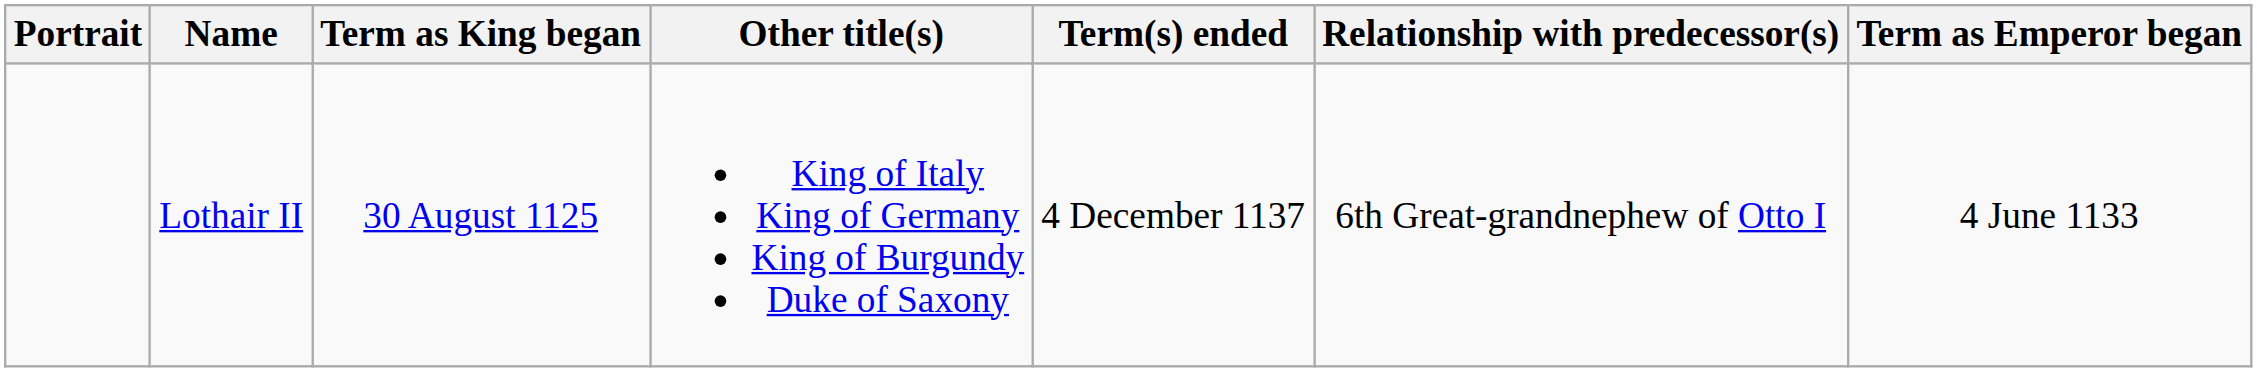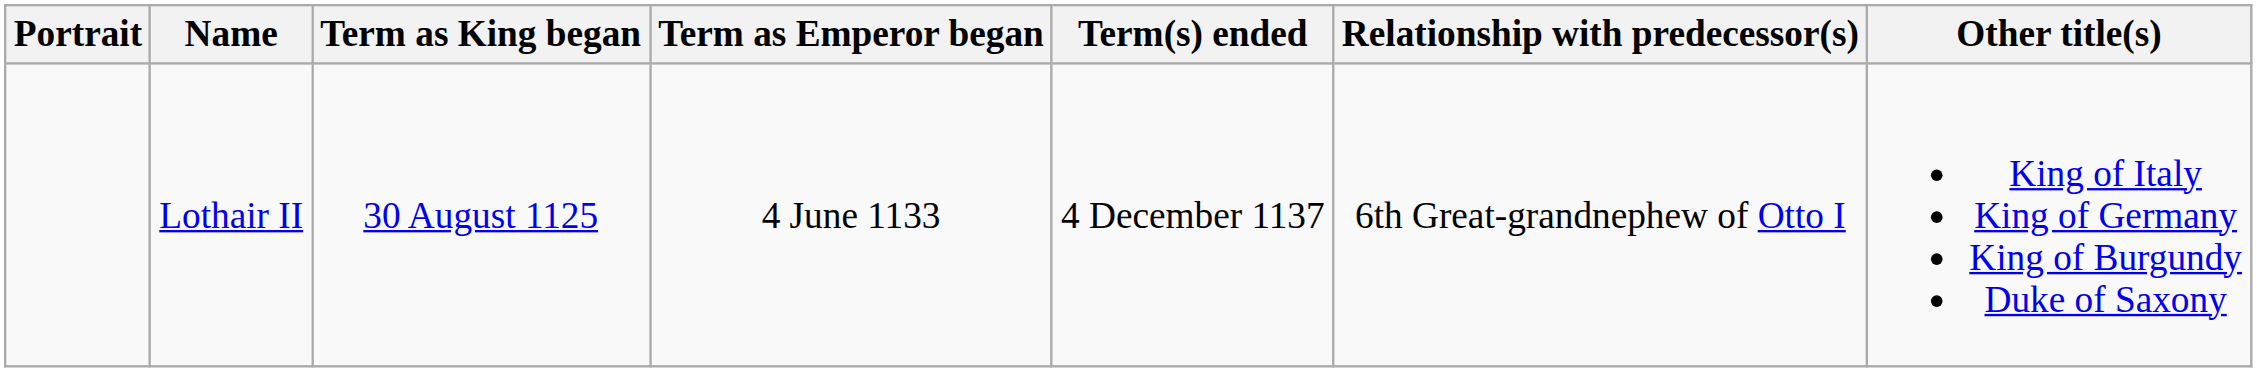columns swapped: (2049, 34) <-> (841, 34)
